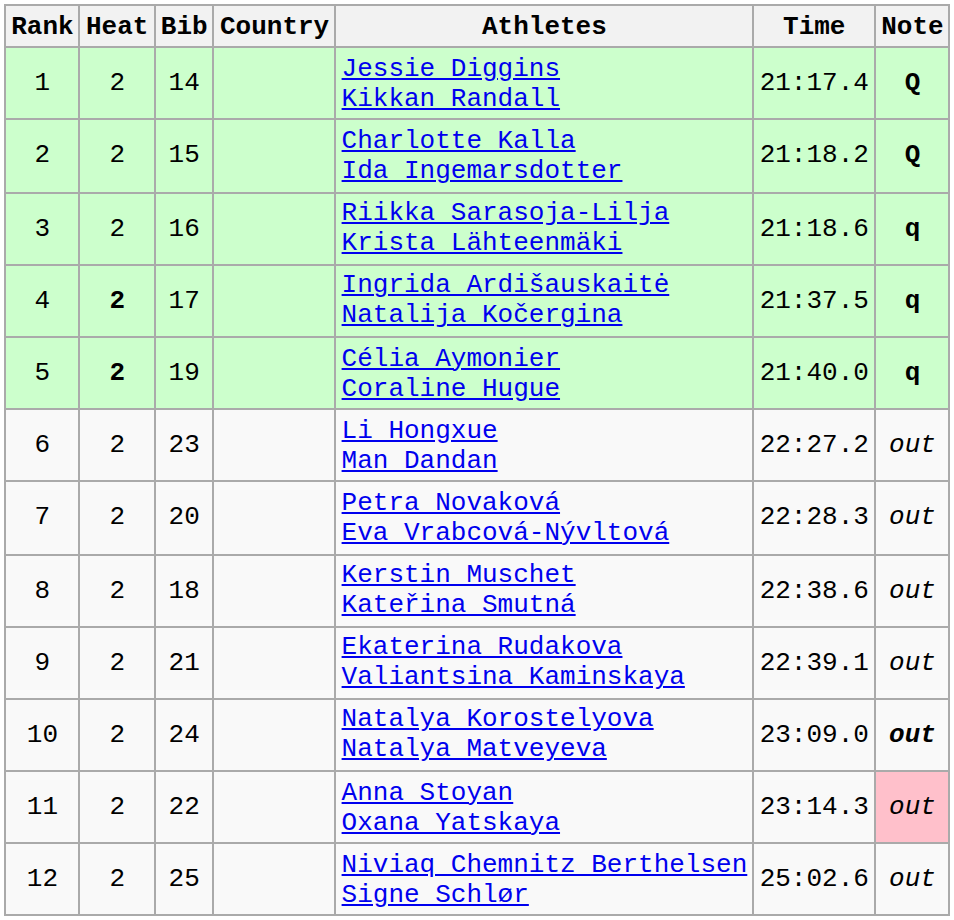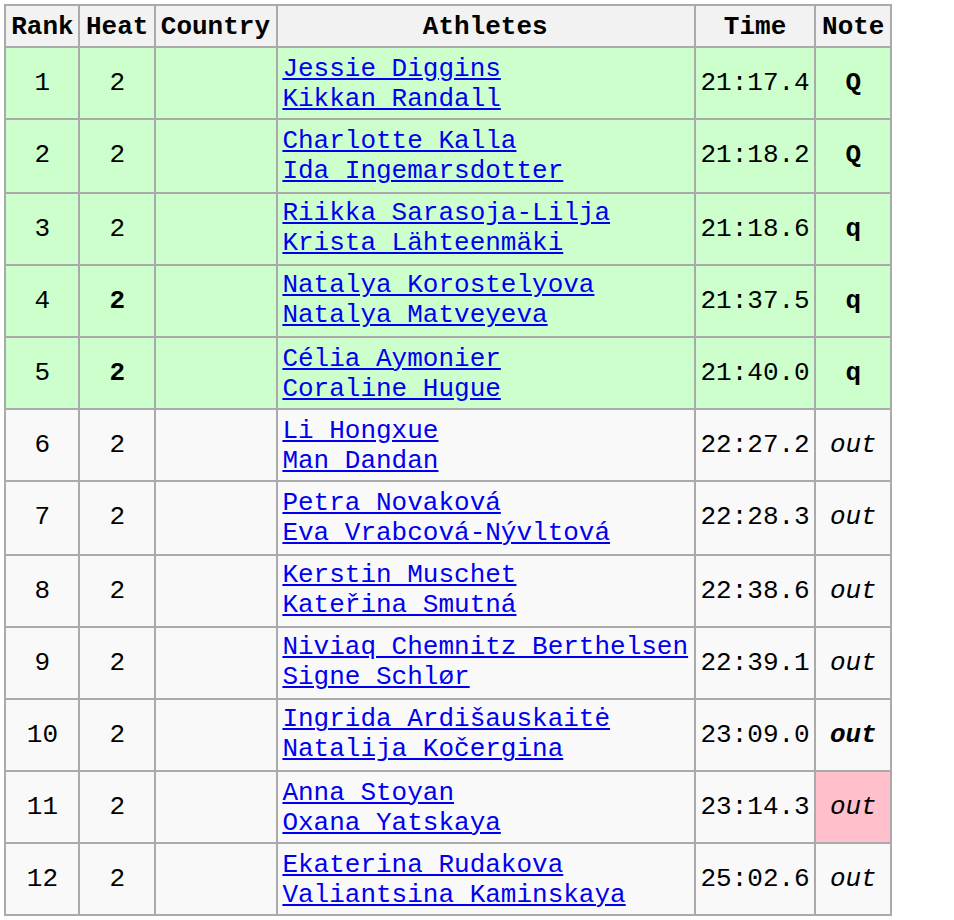- column: (184, 26)
(505, 301) Ingrida Ardišauskaitė Natalija Kočergina -> (438, 301) Natalya Korostelyova Natalya Matveyeva
(513, 663) Ekaterina Rudakova Valiantsina Kaminskaya -> (485, 663) Niviaq Chemnitz Berthelsen Signe Schlør
(498, 735) Natalya Korostelyova Natalya Matveyeva -> (446, 735) Ingrida Ardišauskaitė Natalija Kočergina
(544, 880) Niviaq Chemnitz Berthelsen Signe Schlør -> (454, 880) Ekaterina Rudakova Valiantsina Kaminskaya
